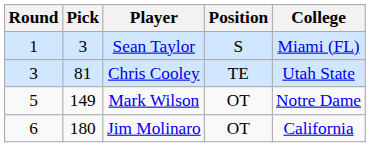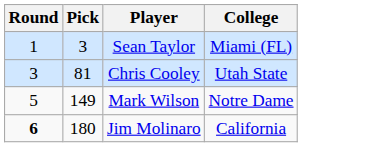- column: (238, 18)
(33, 127) normal -> (33, 127) bold
